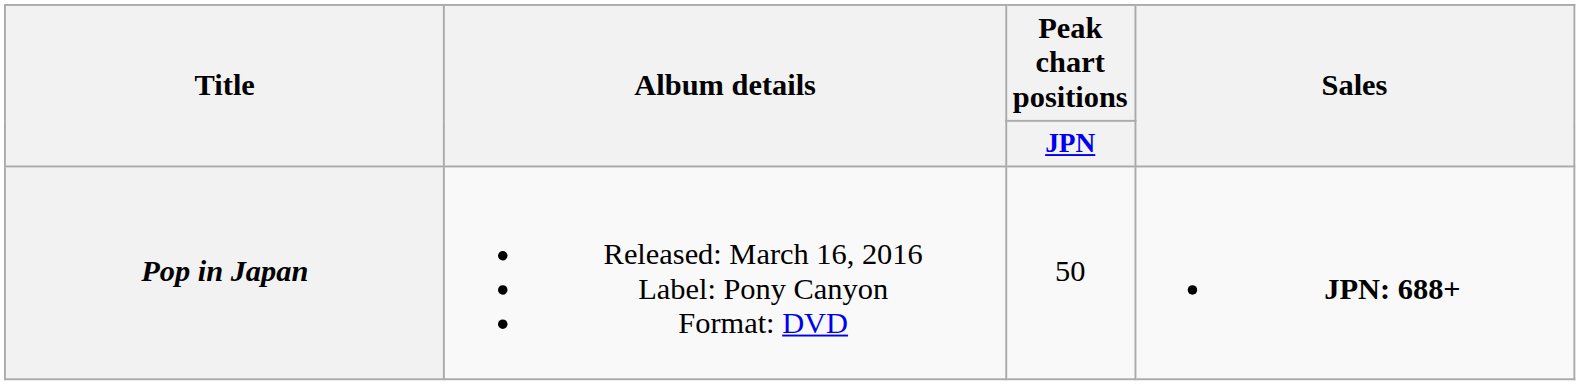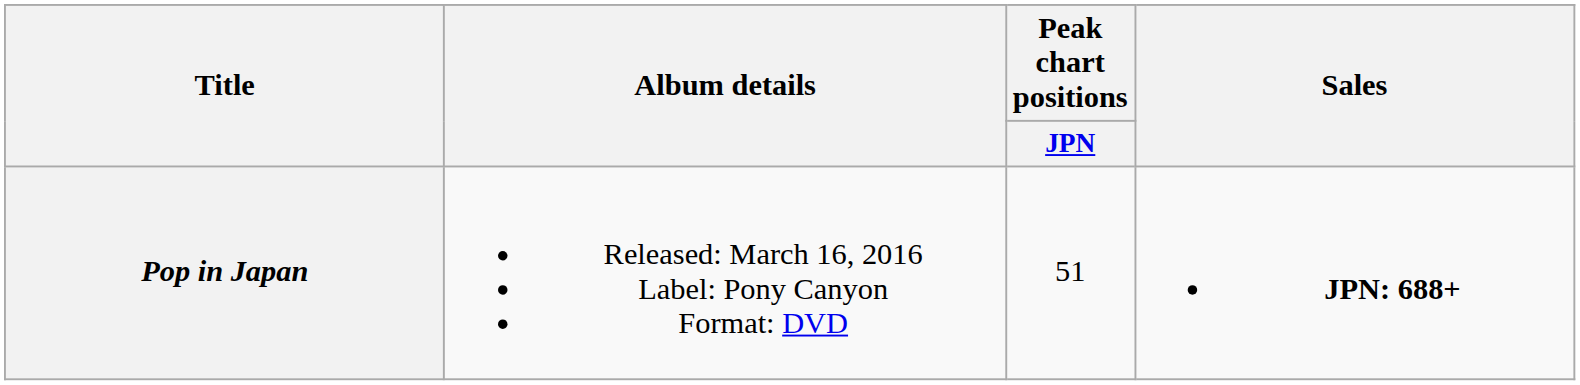(1070, 272) 50 -> (1070, 272) 51
